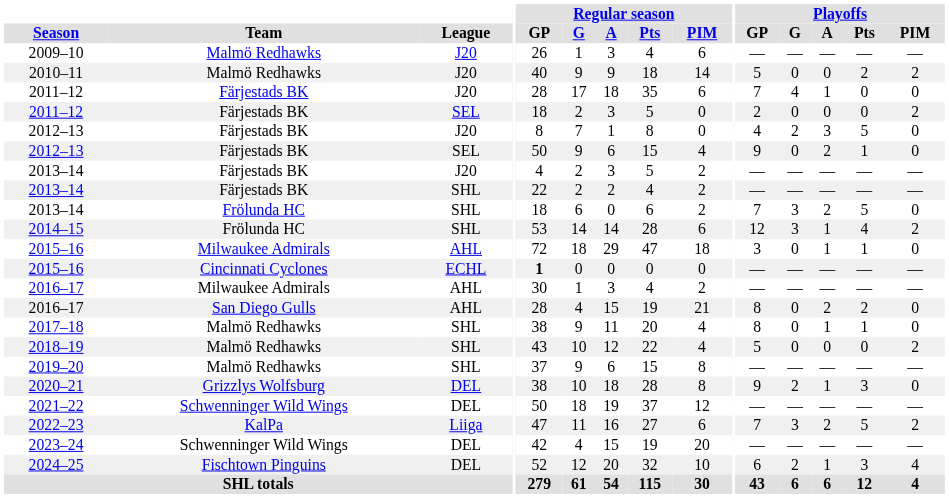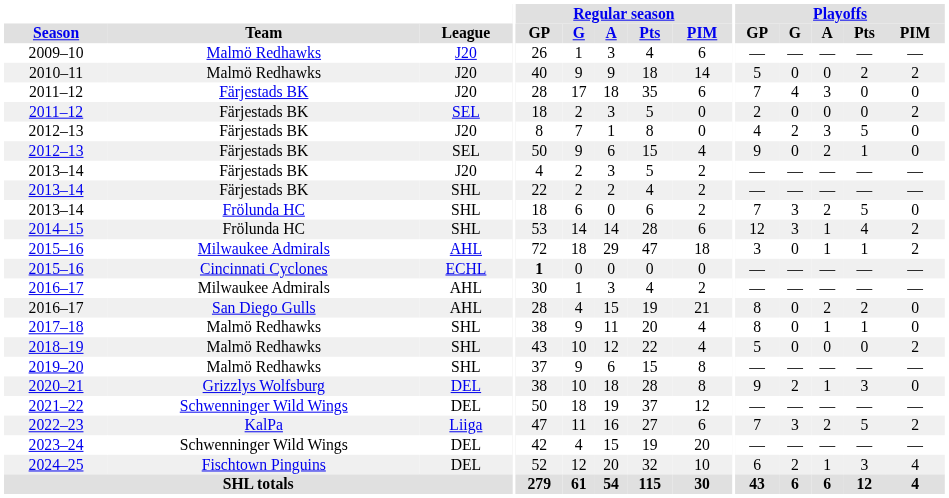(827, 92) 1 -> (827, 92) 3
(915, 249) 0 -> (915, 249) 2
